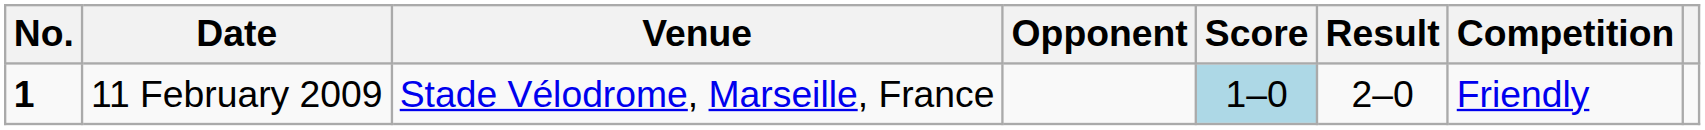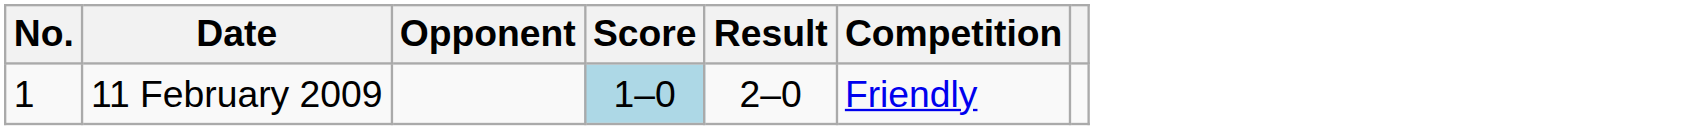- column: (697, 34)
(24, 93) bold -> (24, 93) normal
